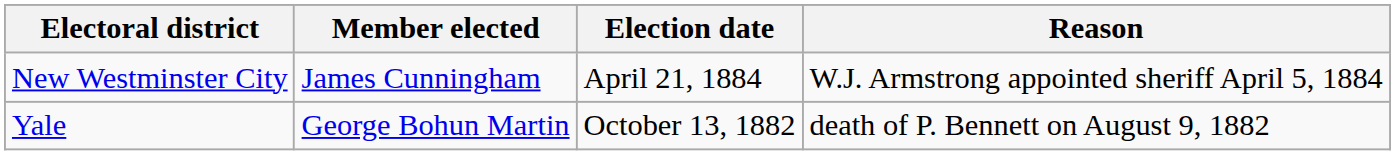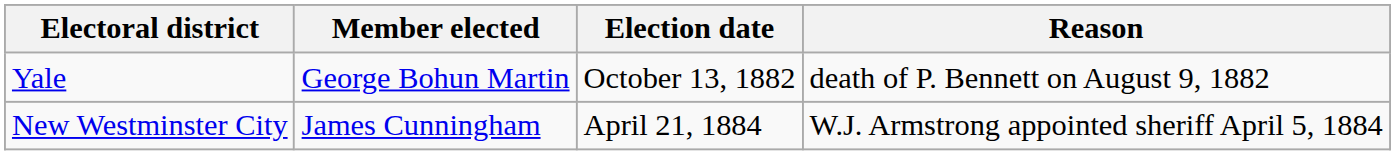rows swapped: (39, 125) <-> (150, 76)
